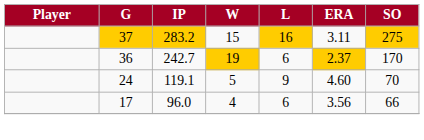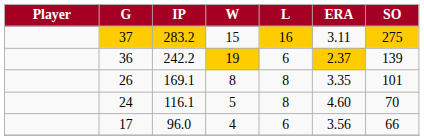(179, 59) 242.7 -> (179, 59) 242.2
(392, 59) 170 -> (392, 59) 139
+ row: (126, 80)
(179, 80) 119.1 -> (179, 102) 116.1
(286, 80) 9 -> (286, 102) 8
